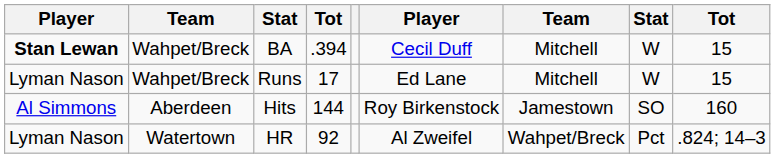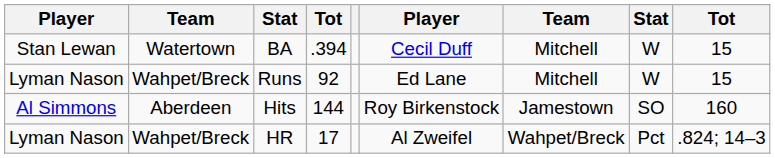(66, 49) bold -> (66, 49) normal
(191, 49) Wahpet/Breck -> (191, 49) Watertown
(328, 78) 17 -> (328, 78) 92
(191, 138) Watertown -> (191, 138) Wahpet/Breck
(328, 138) 92 -> (328, 138) 17
